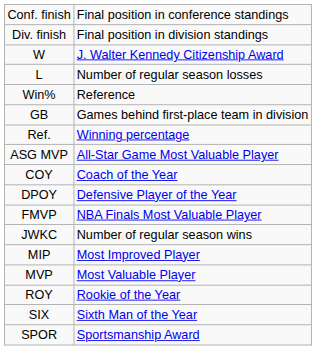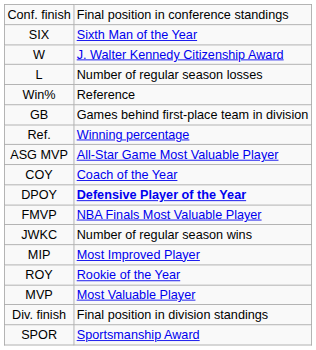rows swapped: (39, 35) <-> (39, 315)
(157, 195) normal -> (161, 195) bold
rows swapped: (39, 275) <-> (39, 295)
